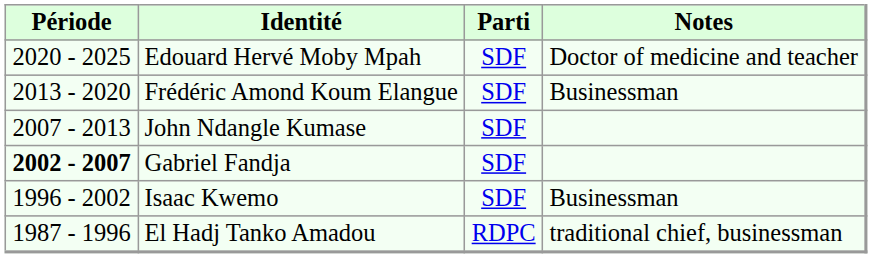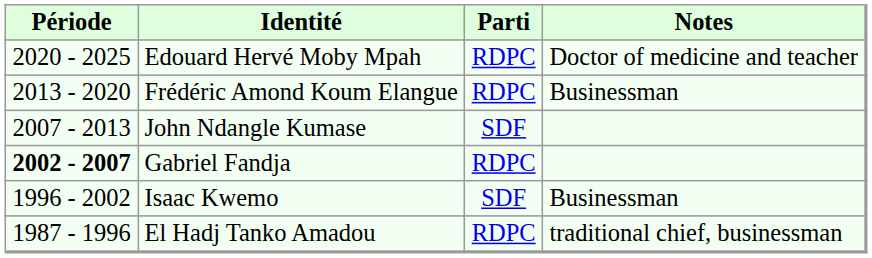(504, 57) SDF -> (504, 57) RDPC
(504, 92) SDF -> (504, 92) RDPC
(504, 162) SDF -> (504, 162) RDPC
